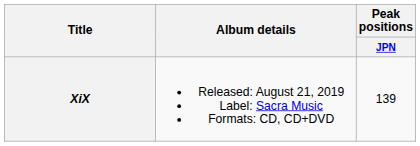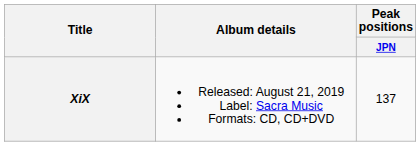(386, 99) 139 -> (386, 99) 137
